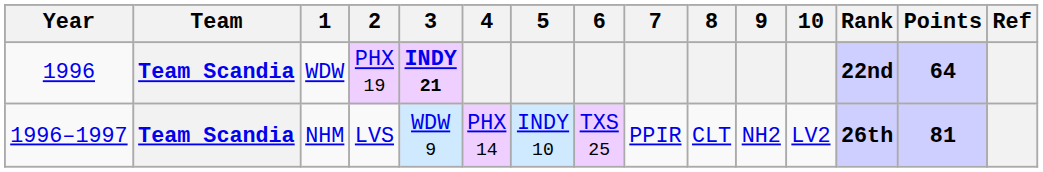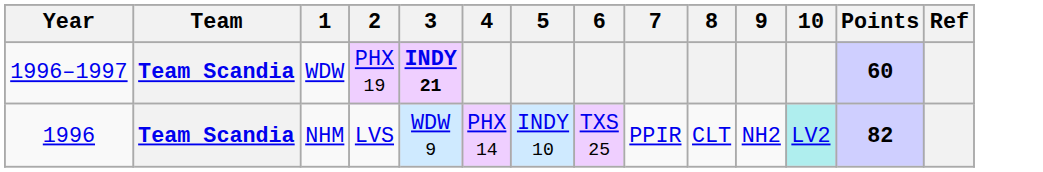- column: (867, 23)
(69, 72) 1996 -> (69, 72) 1996–1997
(943, 72) 64 -> (880, 72) 60
(69, 135) 1996–1997 -> (69, 135) 1996
(811, 135) no background -> (811, 135) paleturquoise background
(943, 135) 81 -> (880, 135) 82
